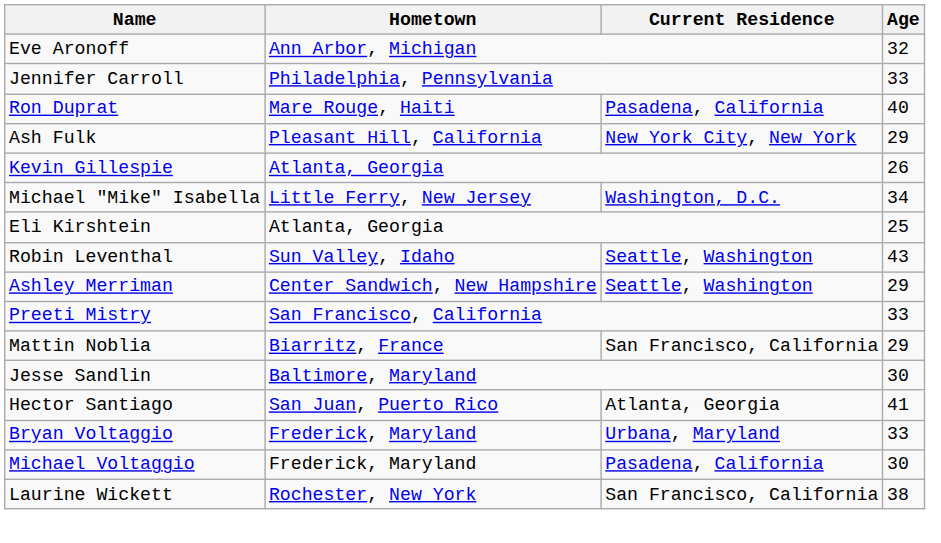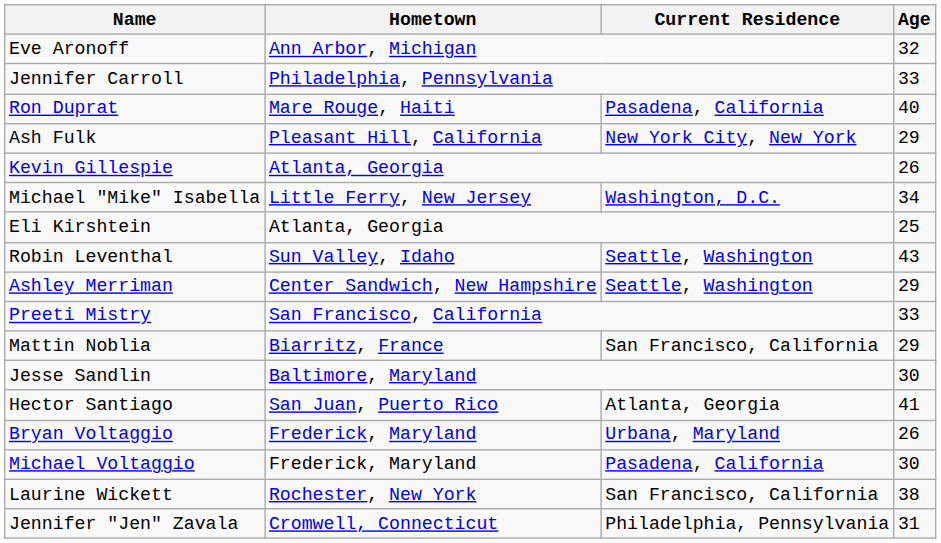(898, 435) 33 -> (909, 435) 26
+ row: (124, 524)
